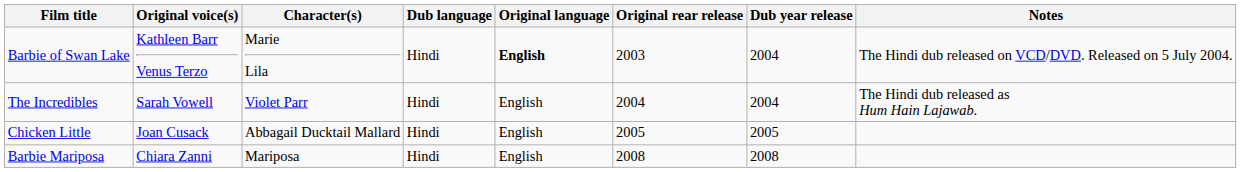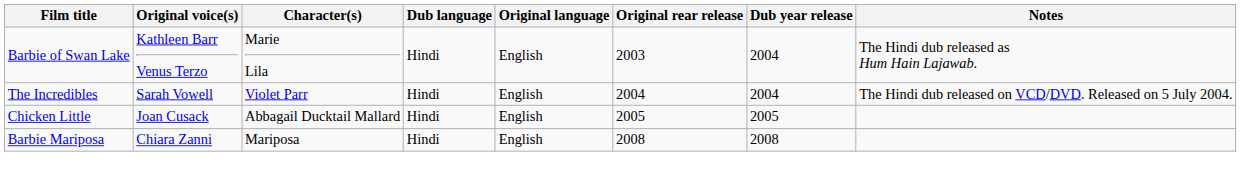(522, 54) bold -> (521, 54) normal
(1046, 54) The Hindi dub released on VCD/DVD. Released on 5 July 2004. -> (934, 54) The Hindi dub released as Hum Hain Lajawab.
(934, 102) The Hindi dub released as Hum Hain Lajawab. -> (1046, 93) The Hindi dub released on VCD/DVD. Released on 5 July 2004.
